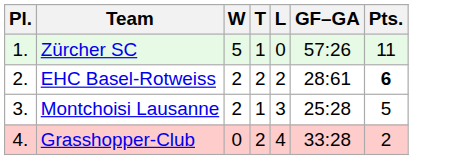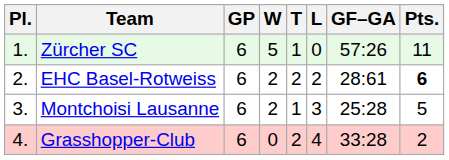+ column: (242, 19)
